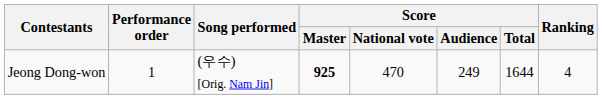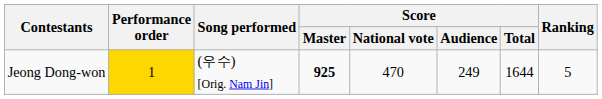(152, 72) no background -> (152, 72) gold background
(568, 72) 4 -> (568, 72) 5
